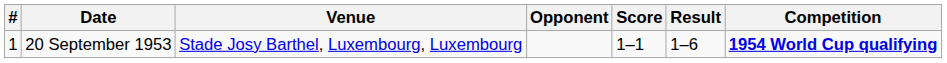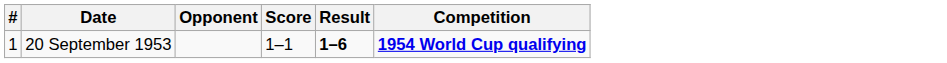- column: (351, 17)
(684, 44) normal -> (333, 44) bold
